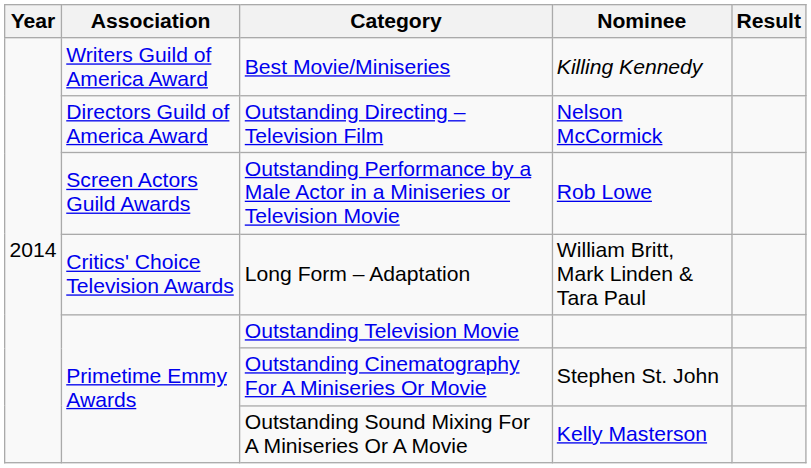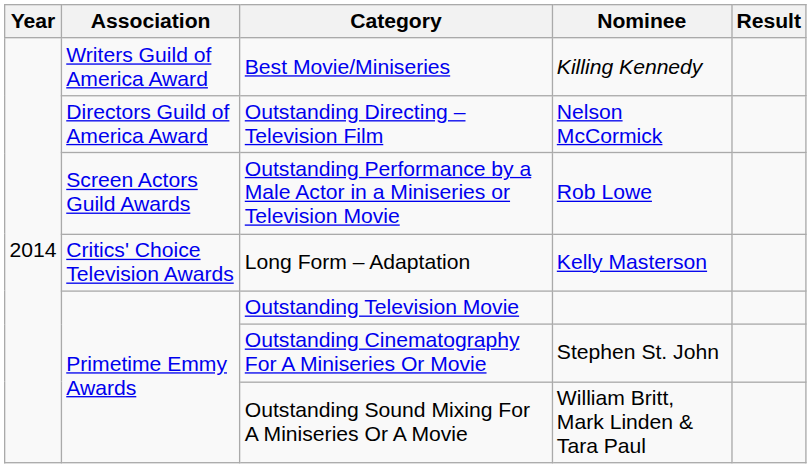(625, 274) William Britt, Mark Linden & Tara Paul -> (632, 262) Kelly Masterson
(632, 433) Kelly Masterson -> (625, 422) William Britt, Mark Linden & Tara Paul
